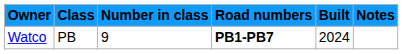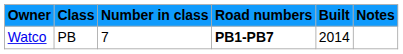(105, 37) 9 -> (105, 37) 7
(334, 37) 2024 -> (334, 37) 2014
